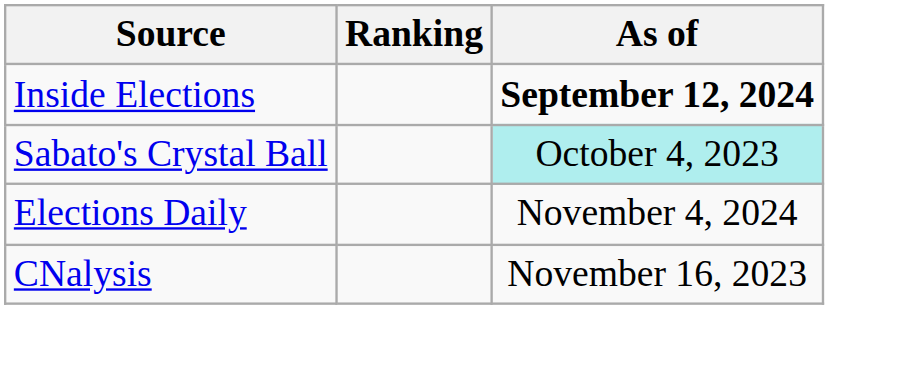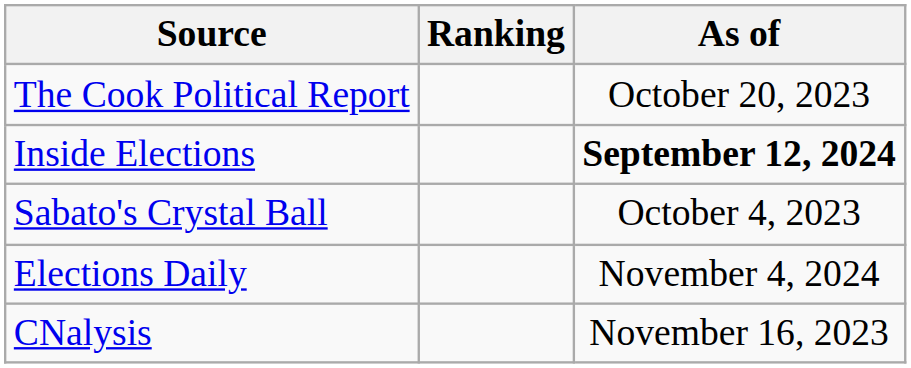+ row: (212, 93)
(657, 153) paleturquoise background -> (739, 213) no background
